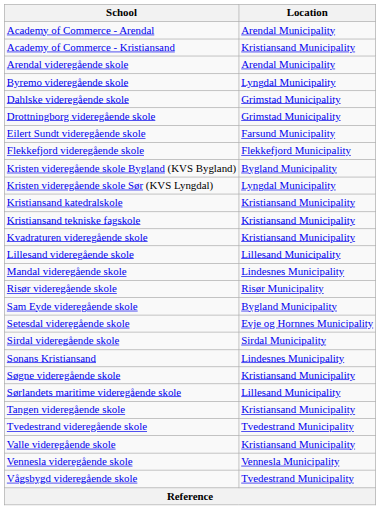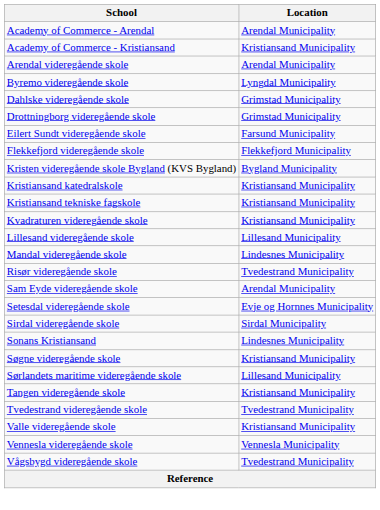- row: (110, 185)
(282, 289) Risør Municipality -> (298, 271) Tvedestrand Municipality
(289, 306) Bygland Municipality -> (288, 289) Arendal Municipality
